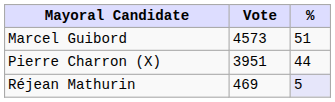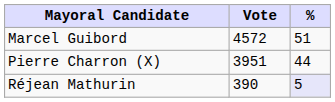(250, 39) 4573 -> (250, 39) 4572
(245, 85) 469 -> (245, 85) 390
